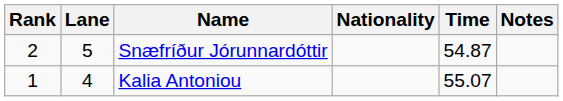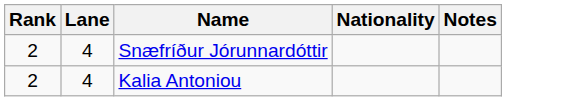- column: (468, 19)
(87, 50) 5 -> (87, 50) 4
(32, 80) 1 -> (32, 80) 2
